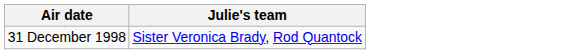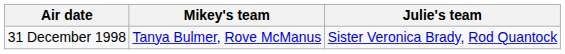+ column: (227, 15)
